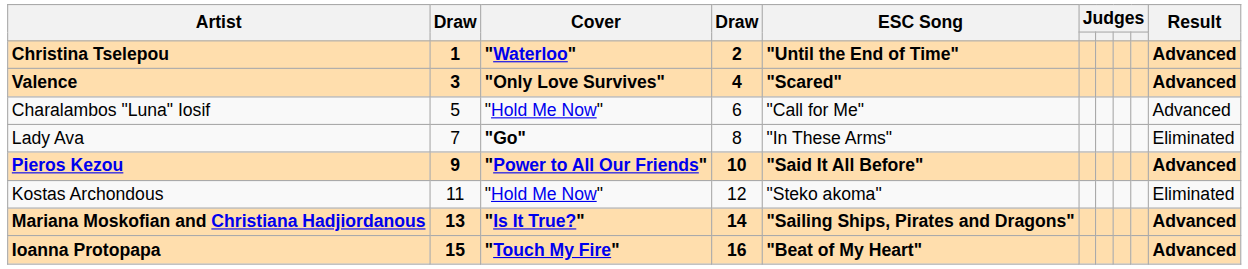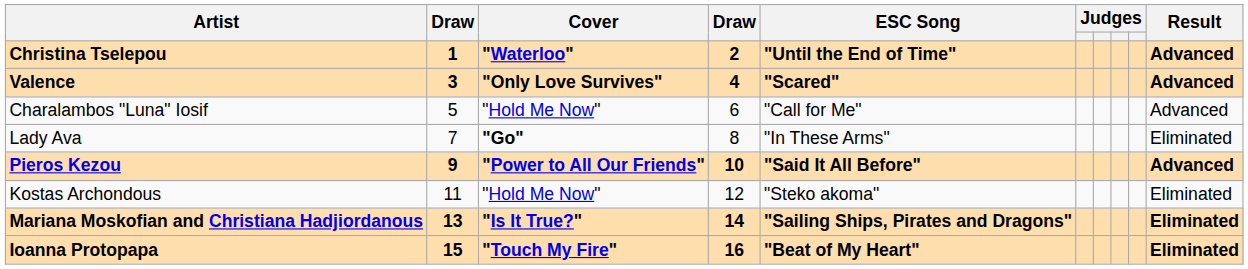(1194, 221) Advanced -> (1194, 221) Eliminated
(1194, 249) Advanced -> (1194, 249) Eliminated
